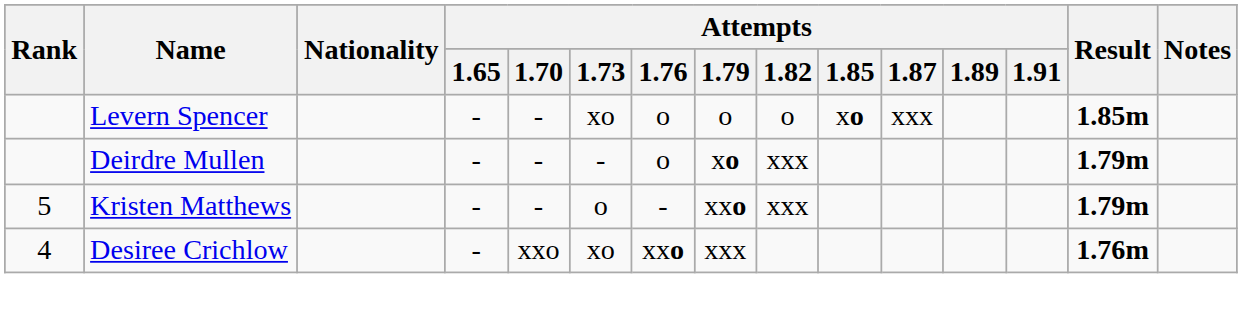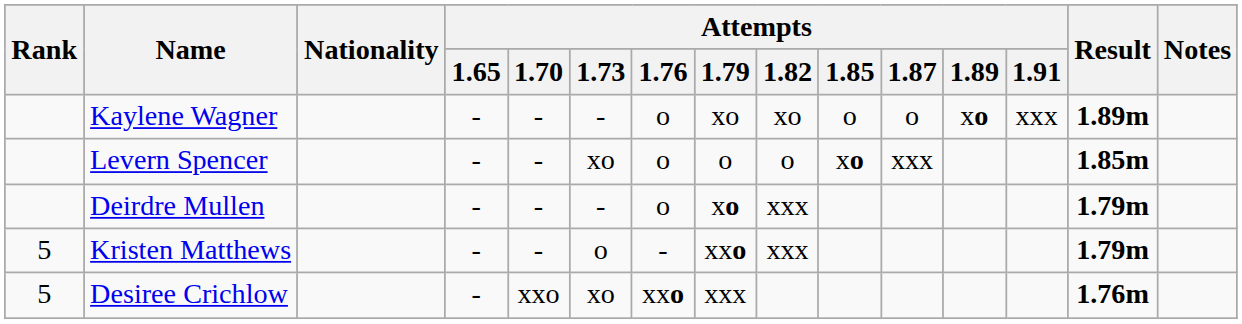+ row: (184, 116)
(44, 250) 4 -> (44, 294) 5
